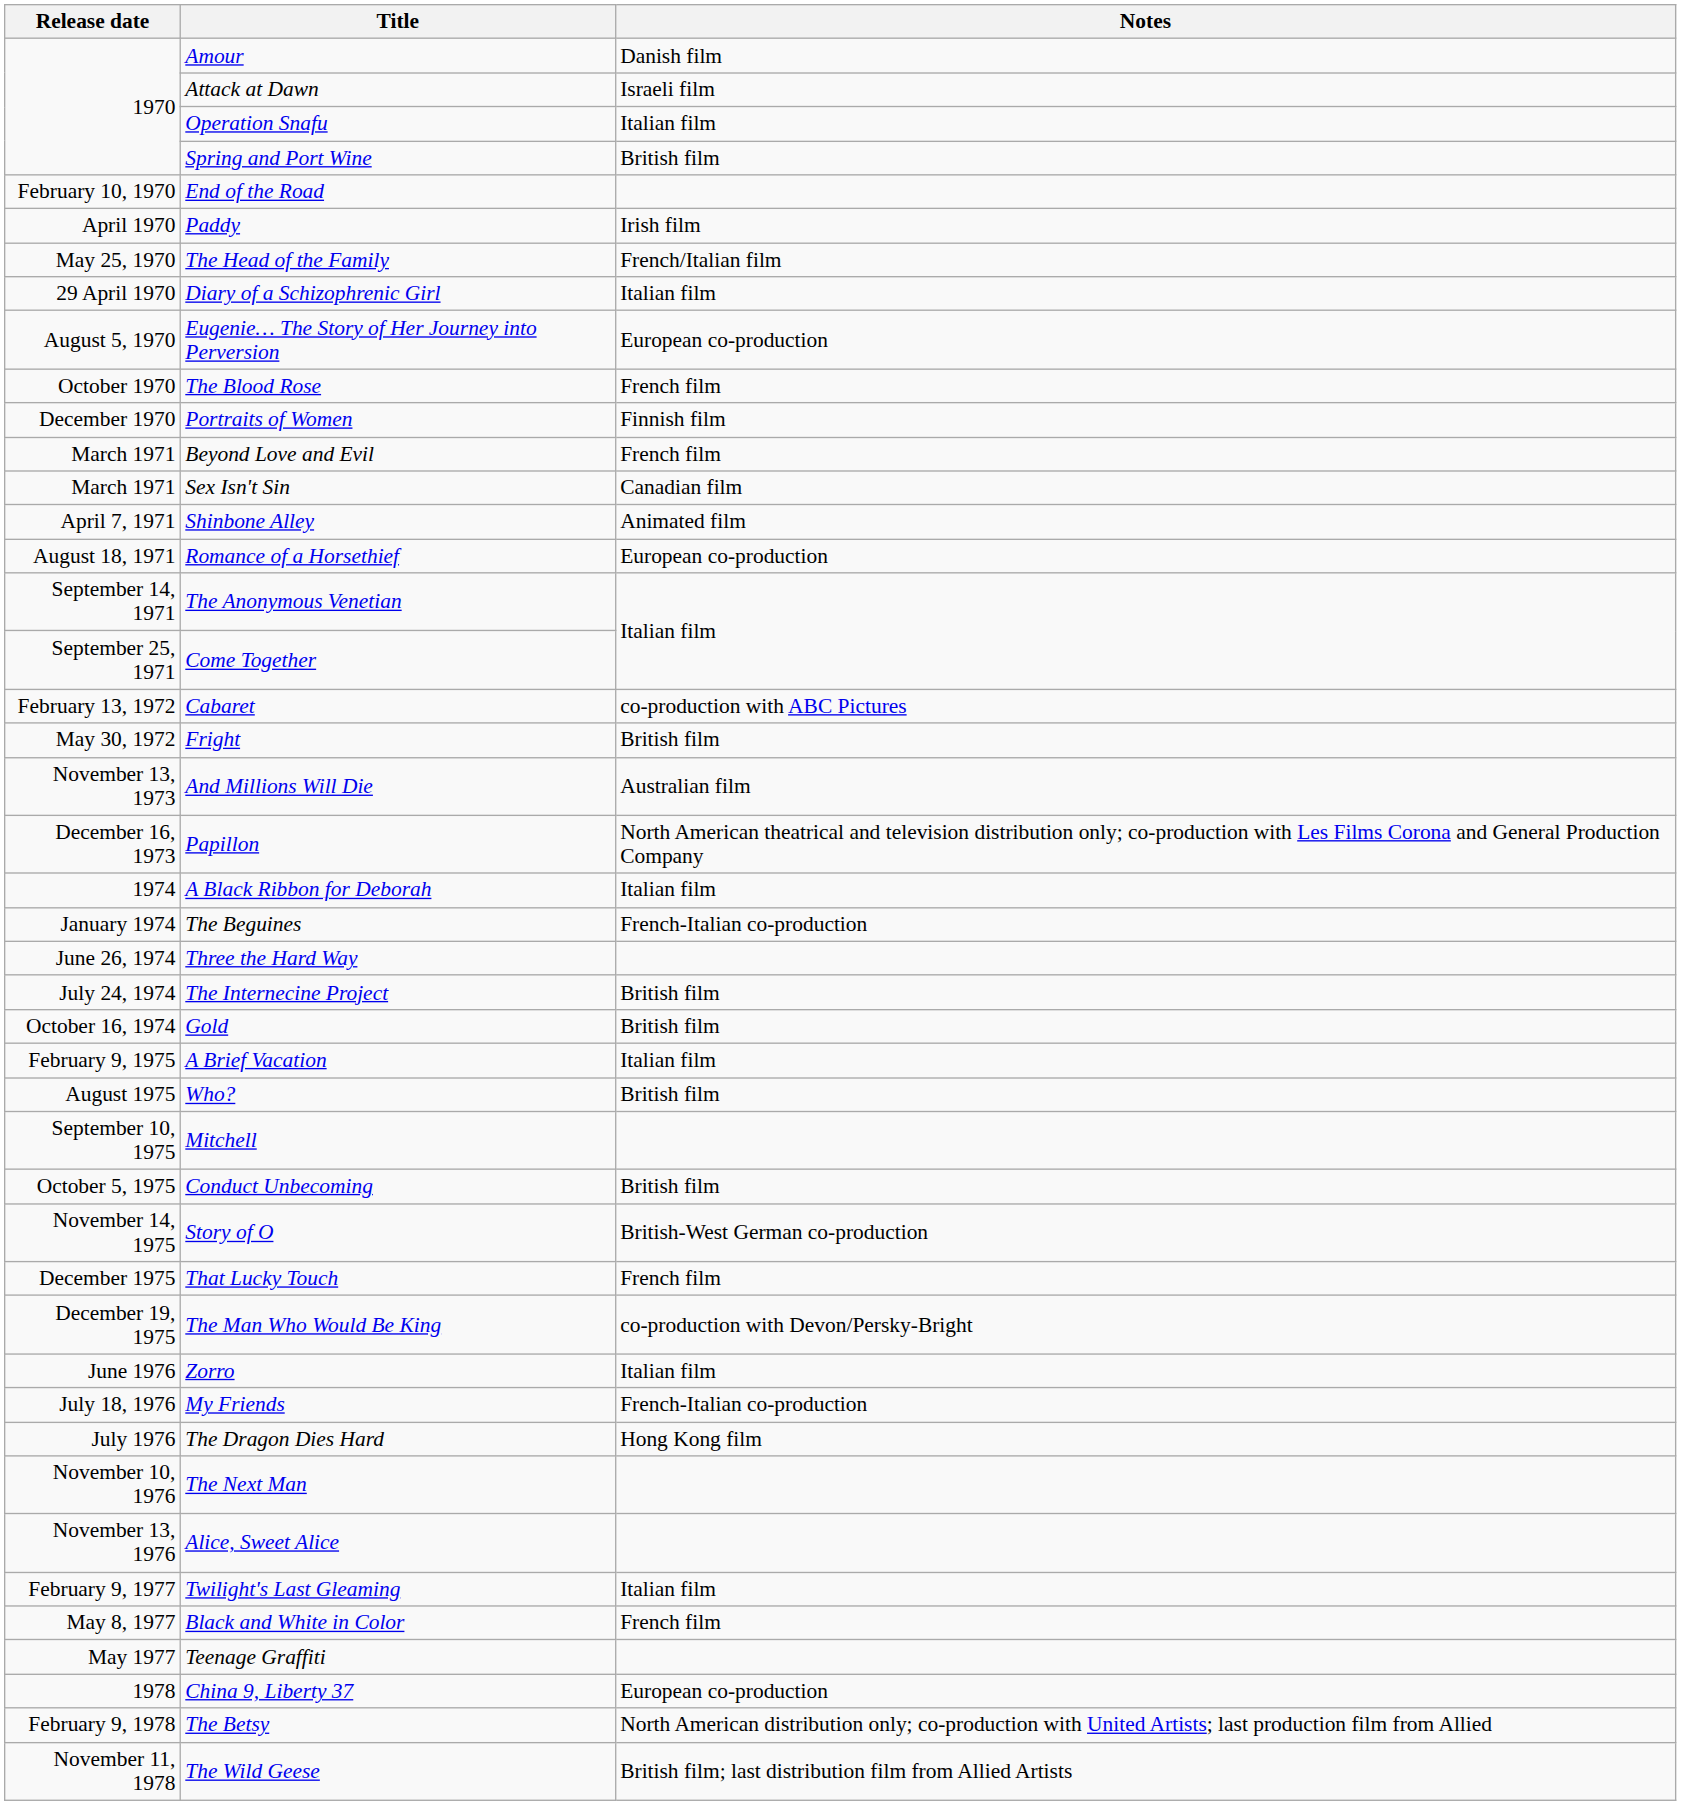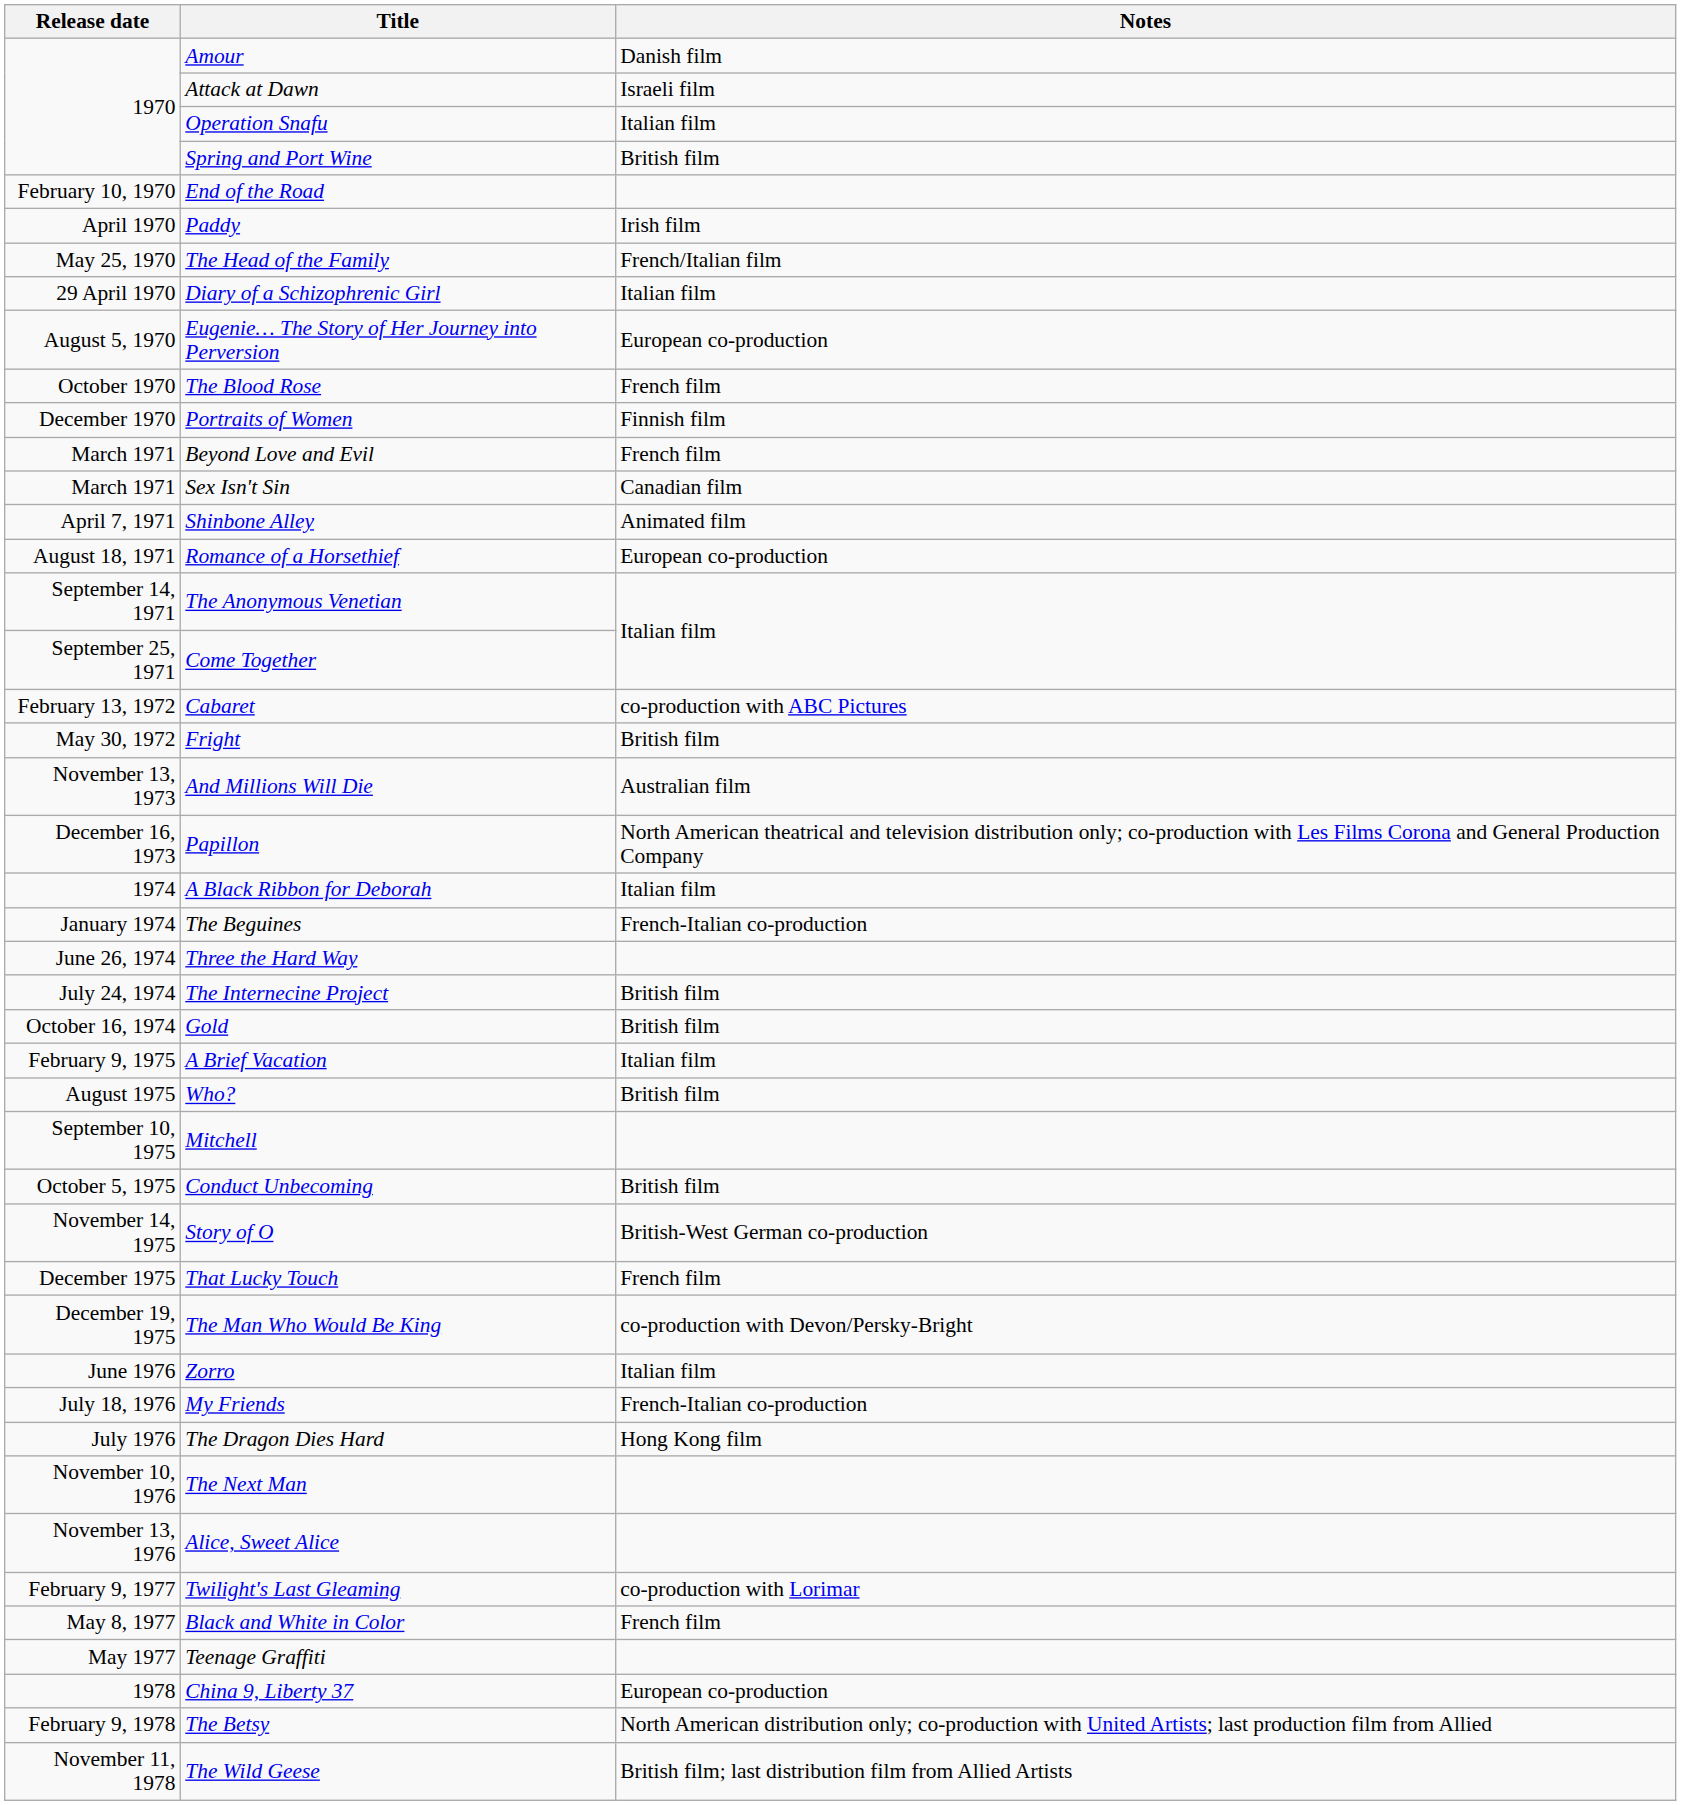(668, 1588) Italian film -> (740, 1588) co-production with Lorimar
